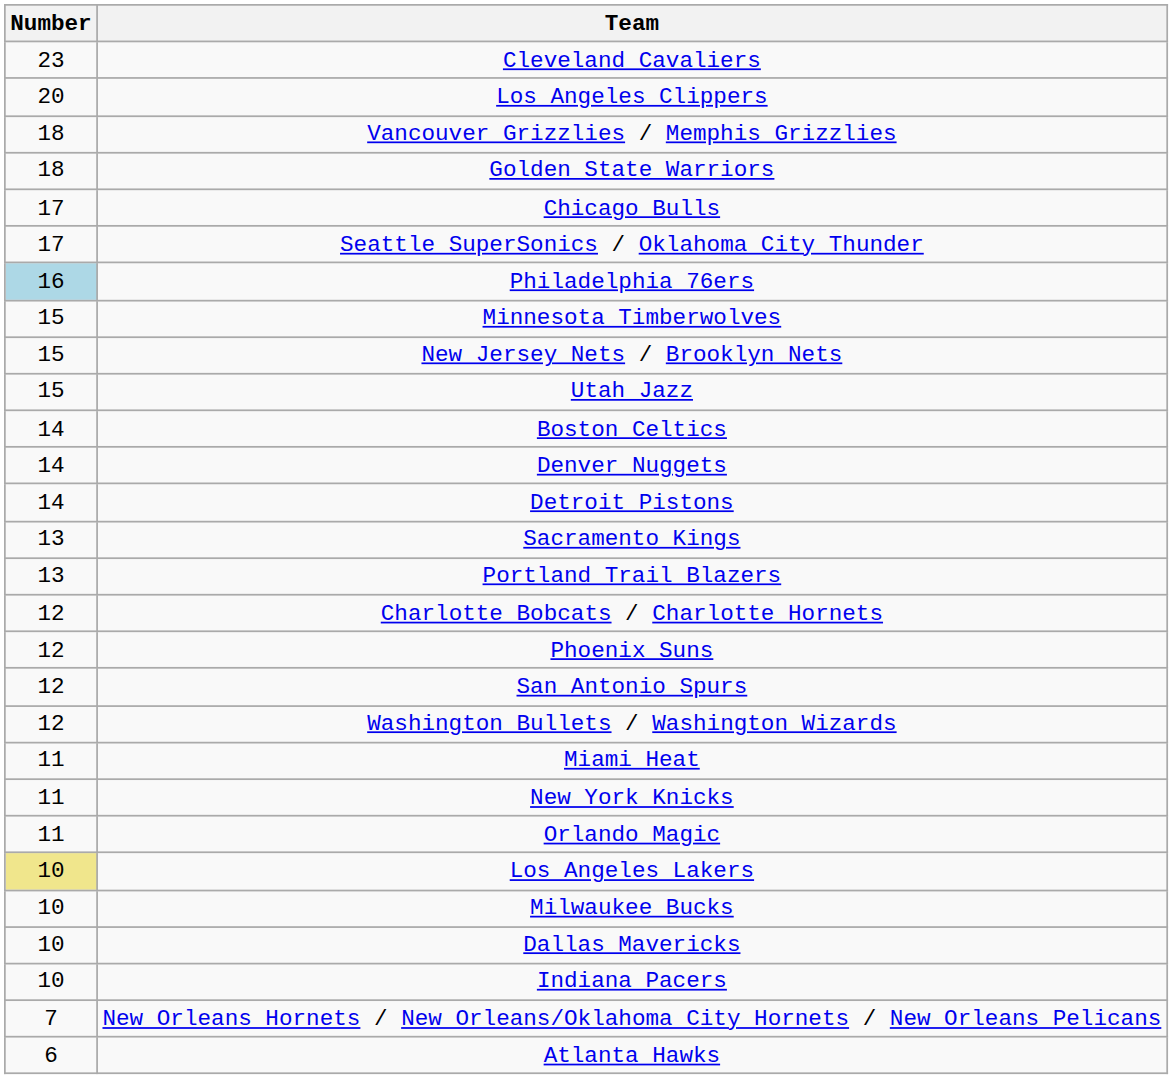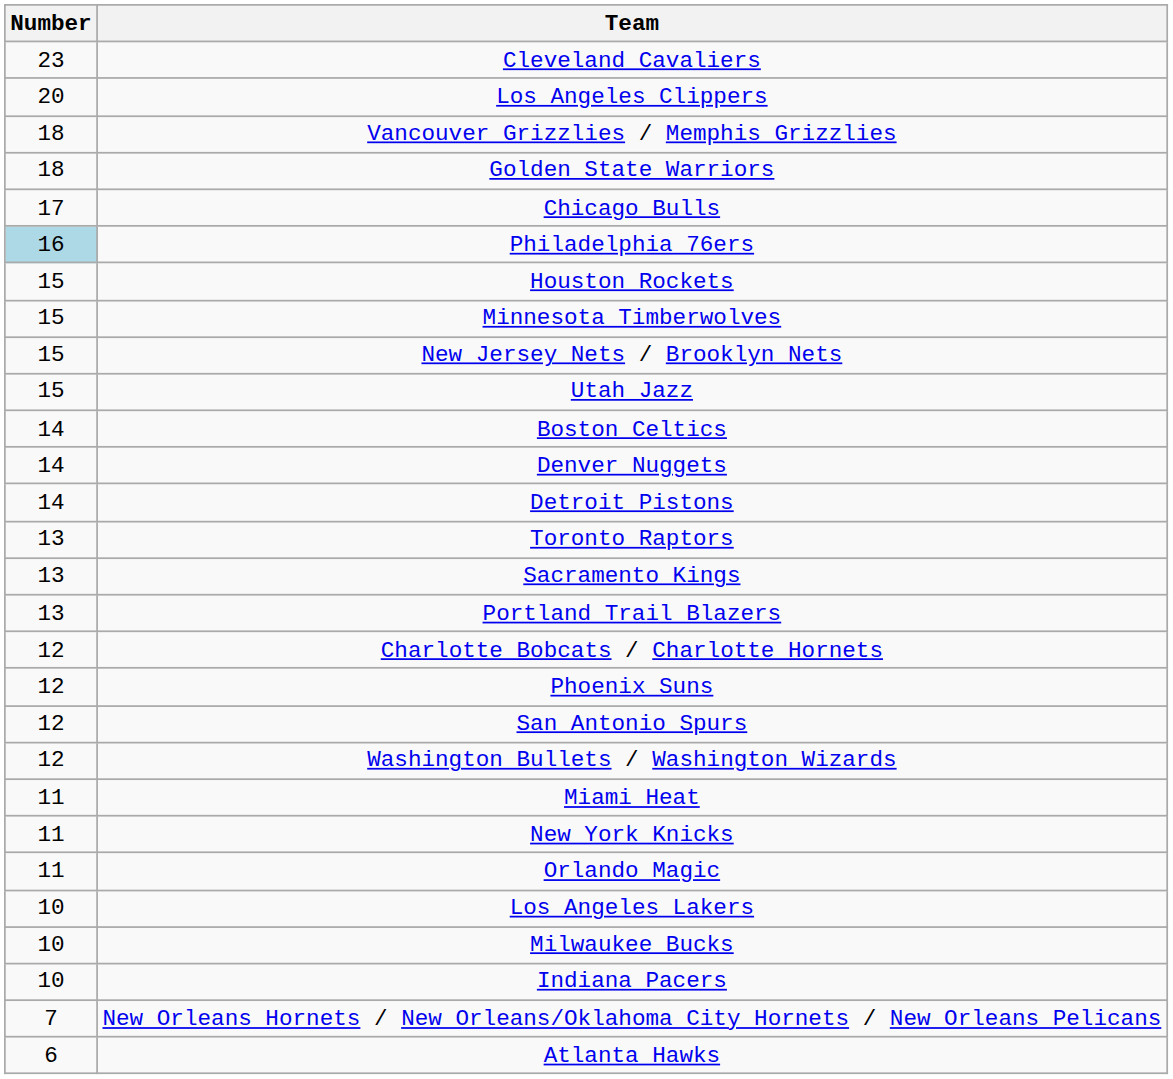- row: (632, 245)
+ row: (632, 281)
+ row: (632, 539)
(51, 871) khaki background -> (51, 908) no background
- row: (632, 945)
